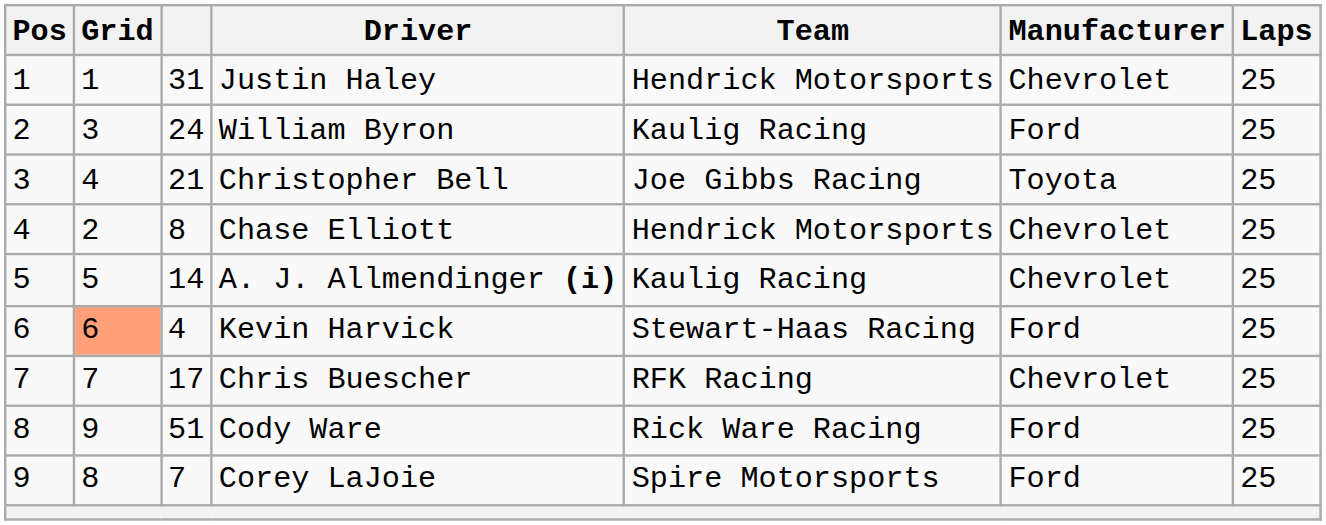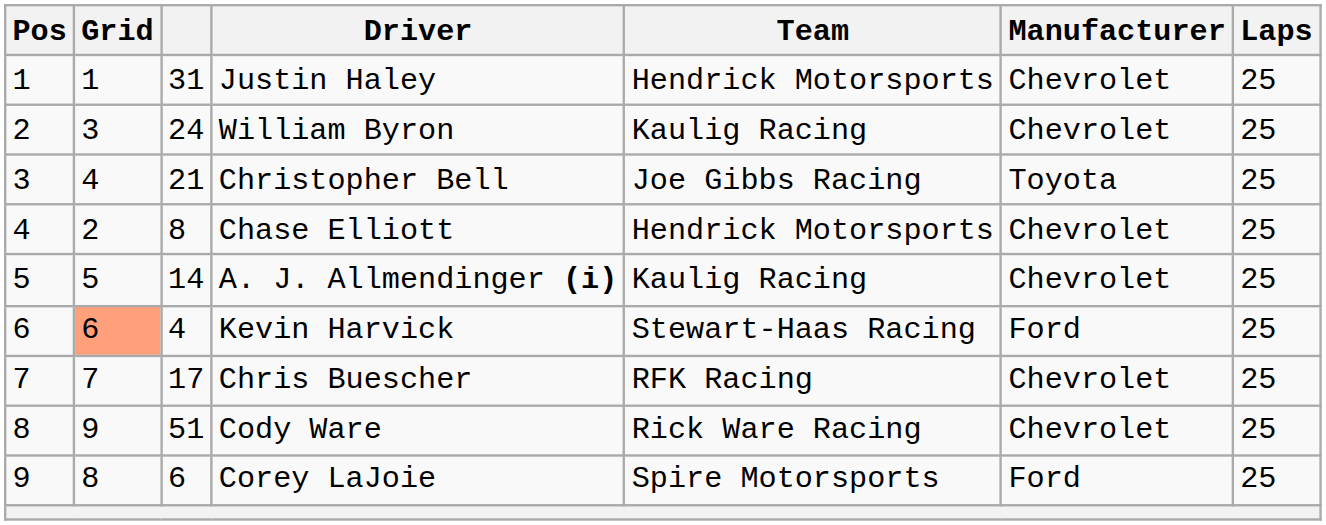(1045, 130) Ford -> (1090, 130) Chevrolet
(1045, 430) Ford -> (1090, 430) Chevrolet
(177, 480) 7 -> (177, 480) 6
